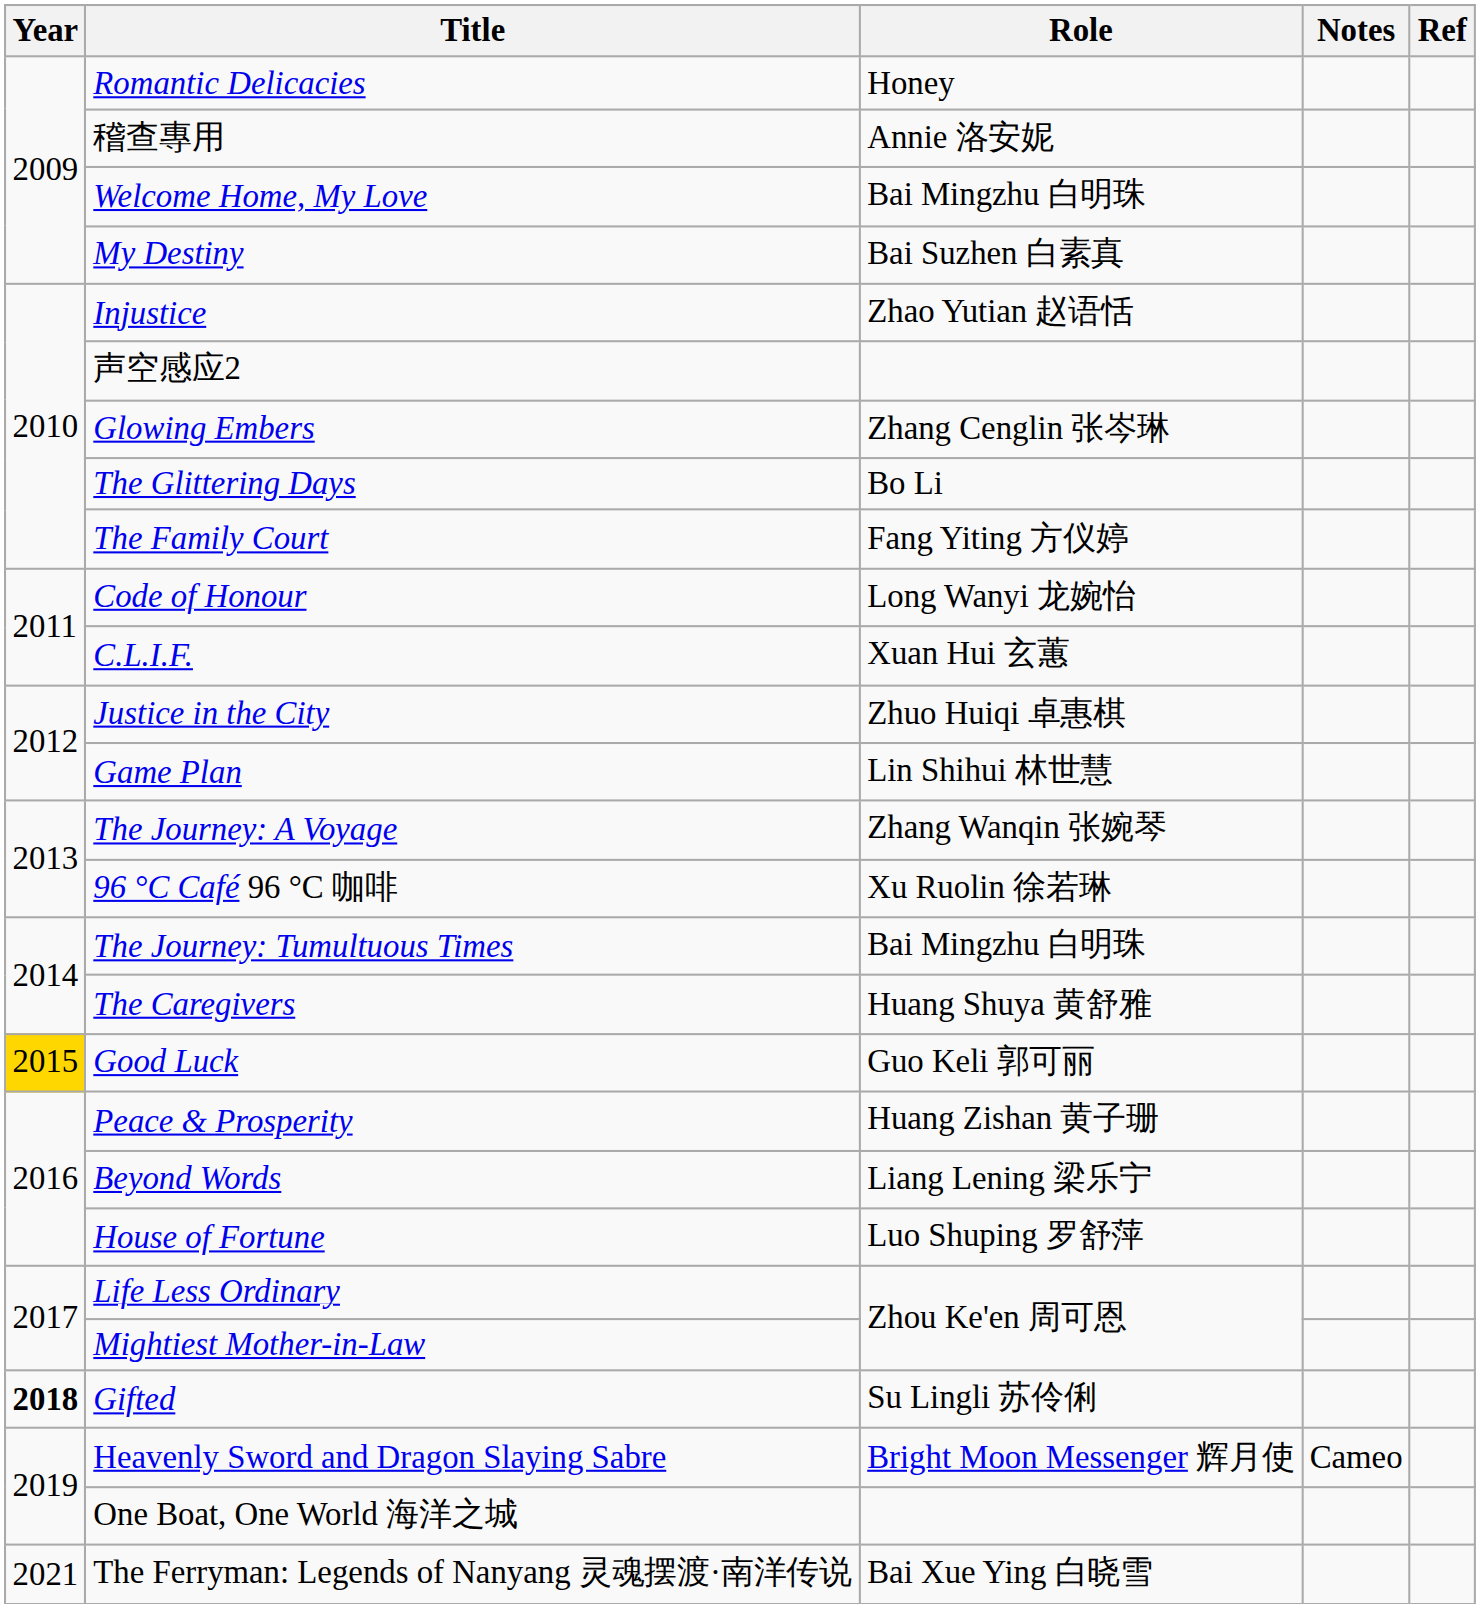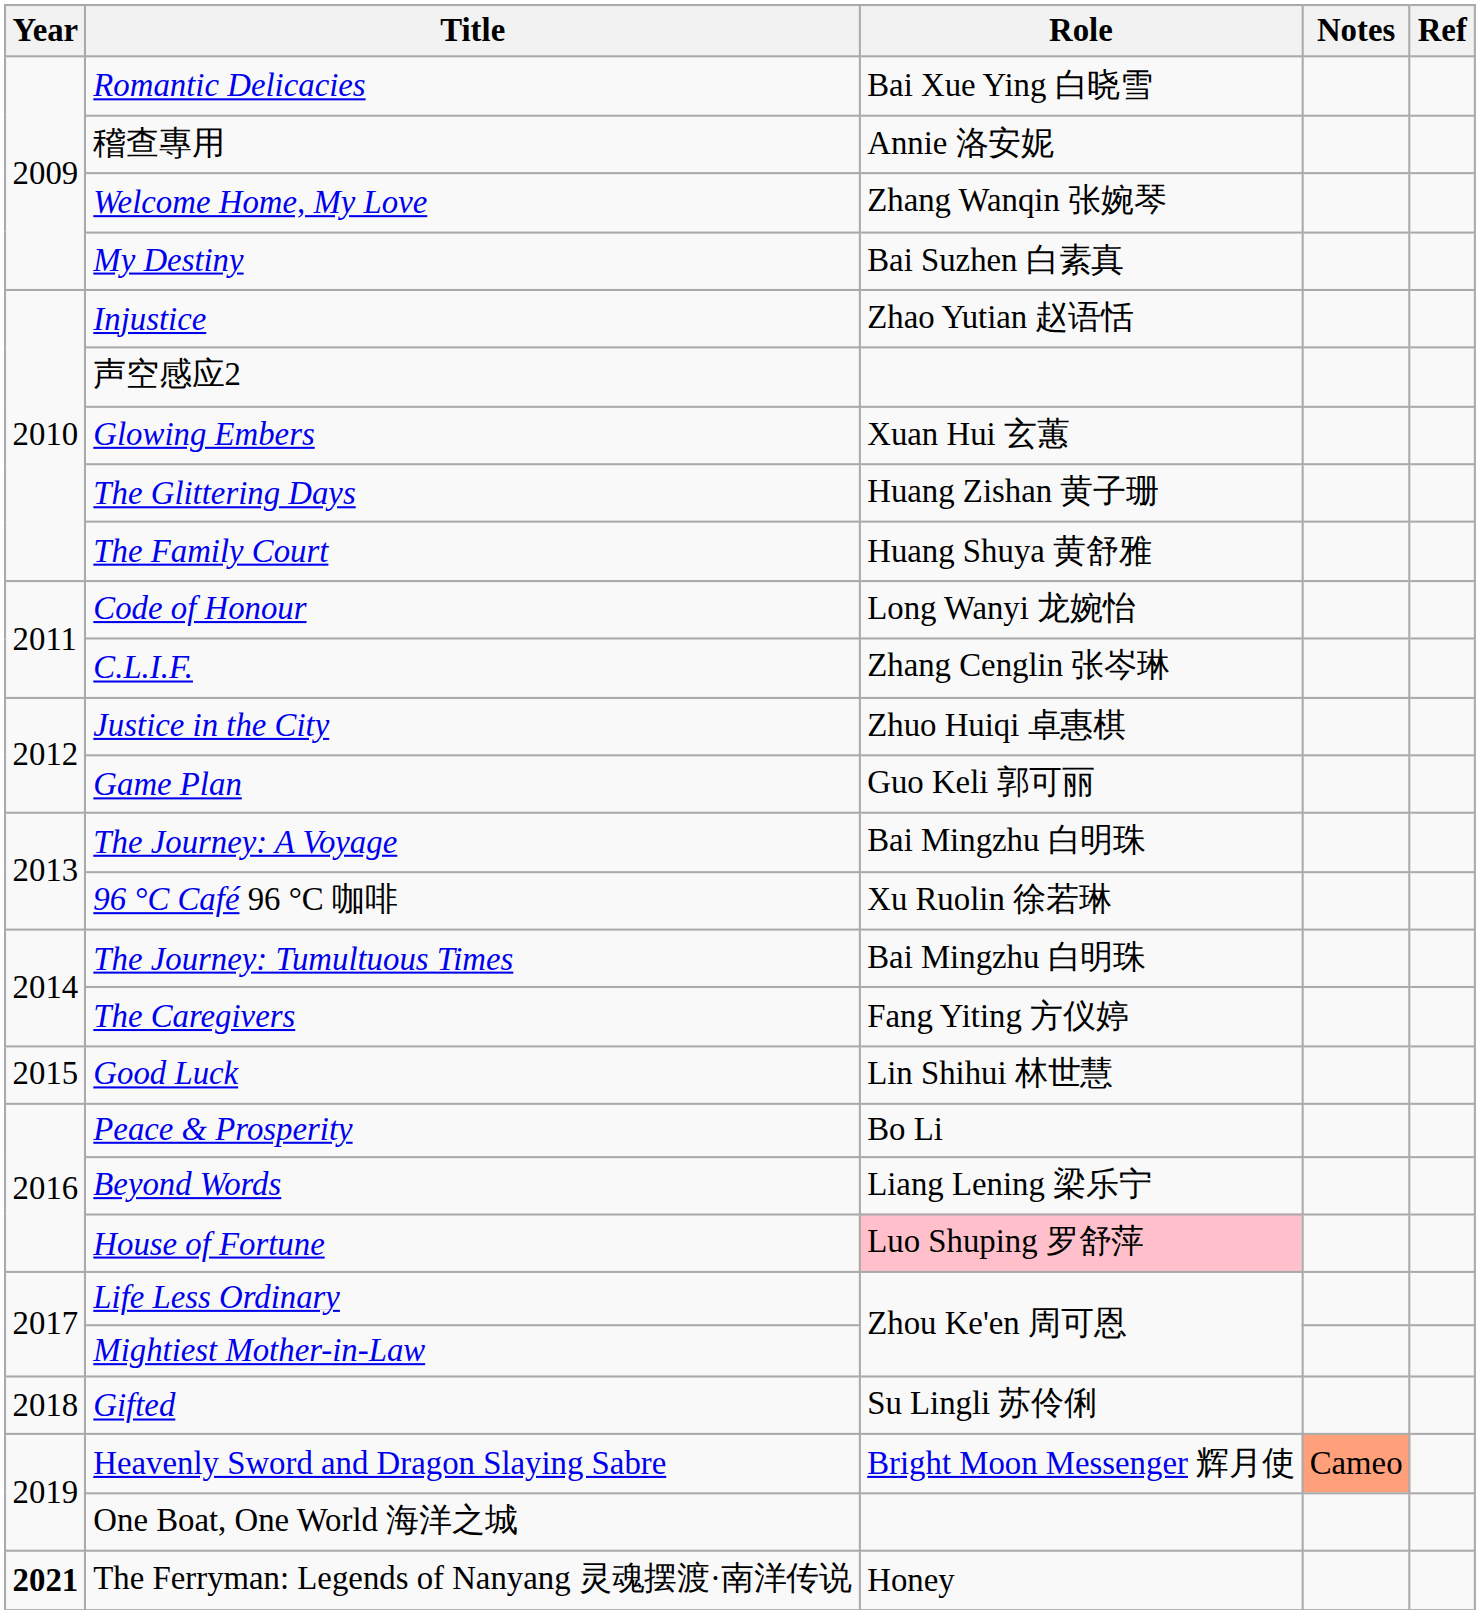(911, 82) Honey -> (1010, 84) Bai Xue Ying 白晓雪
(1007, 194) Bai Mingzhu 白明珠 -> (1017, 200) Zhang Wanqin 张婉琴
(1018, 427) Zhang Cenglin 张岑琳 -> (968, 433) Xuan Hui 玄蕙
(905, 483) Bo Li -> (1013, 491) Huang Zishan 黄子珊
(998, 537) Fang Yiting 方仪婷 -> (1009, 549) Huang Shuya 黄舒雅
(968, 653) Xuan Hui 玄蕙 -> (1018, 666) Zhang Cenglin 张岑琳
(990, 770) Lin Shihui 林世慧 -> (981, 782) Guo Keli 郭可丽
(1017, 828) Zhang Wanqin 张婉琴 -> (1007, 840) Bai Mingzhu 白明珠
(1009, 1002) Huang Shuya 黄舒雅 -> (998, 1015) Fang Yiting 方仪婷
(45, 1062) gold background -> (45, 1074) no background
(981, 1061) Guo Keli 郭可丽 -> (990, 1073) Lin Shihui 林世慧
(1013, 1119) Huang Zishan 黄子珊 -> (905, 1129) Bo Li
(1006, 1235) no background -> (1006, 1241) pink background
(45, 1398) bold -> (45, 1405) normal
(1356, 1457) no background -> (1356, 1463) lightsalmon background
(45, 1573) normal -> (45, 1579) bold
(1010, 1572) Bai Xue Ying 白晓雪 -> (911, 1579) Honey
